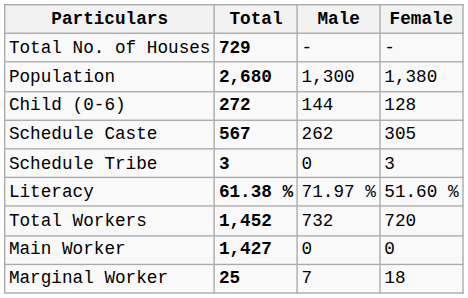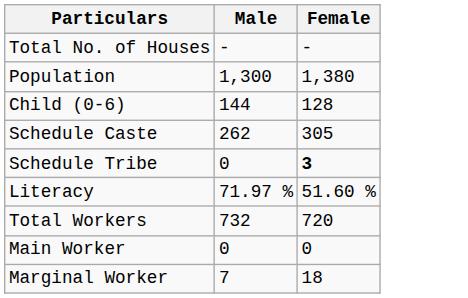- column: (256, 19)
(390, 163) normal -> (307, 163) bold
